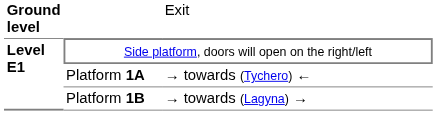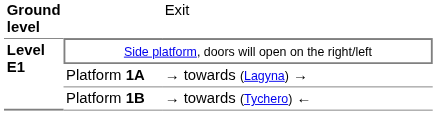(238, 75) → towards (Tychero) ← -> (236, 75) → towards (Lagyna) →
(236, 98) → towards (Lagyna) → -> (238, 98) → towards (Tychero) ←
